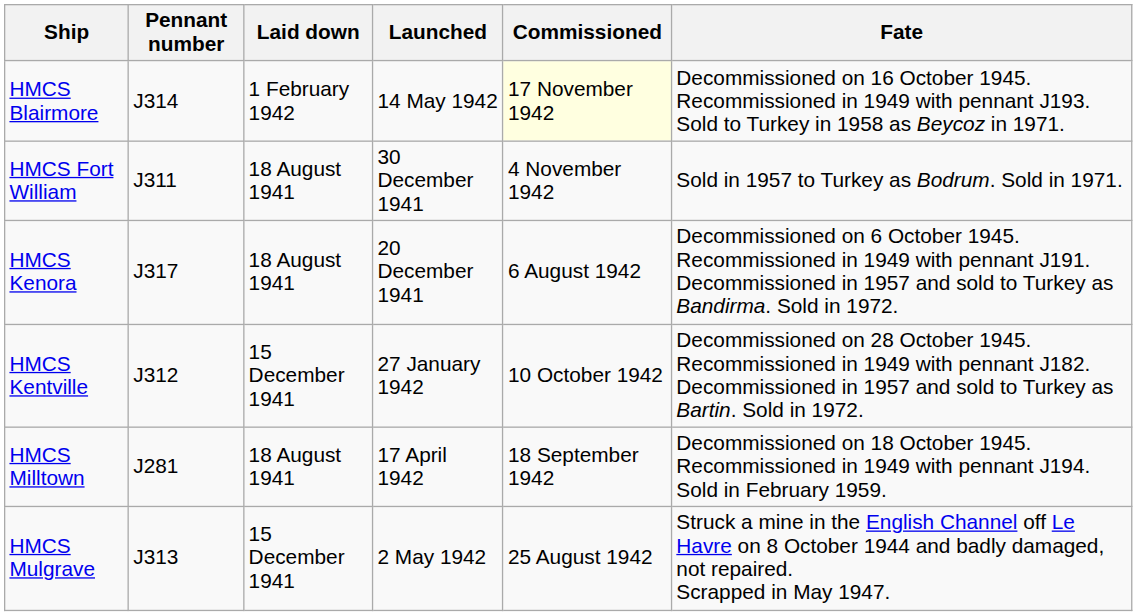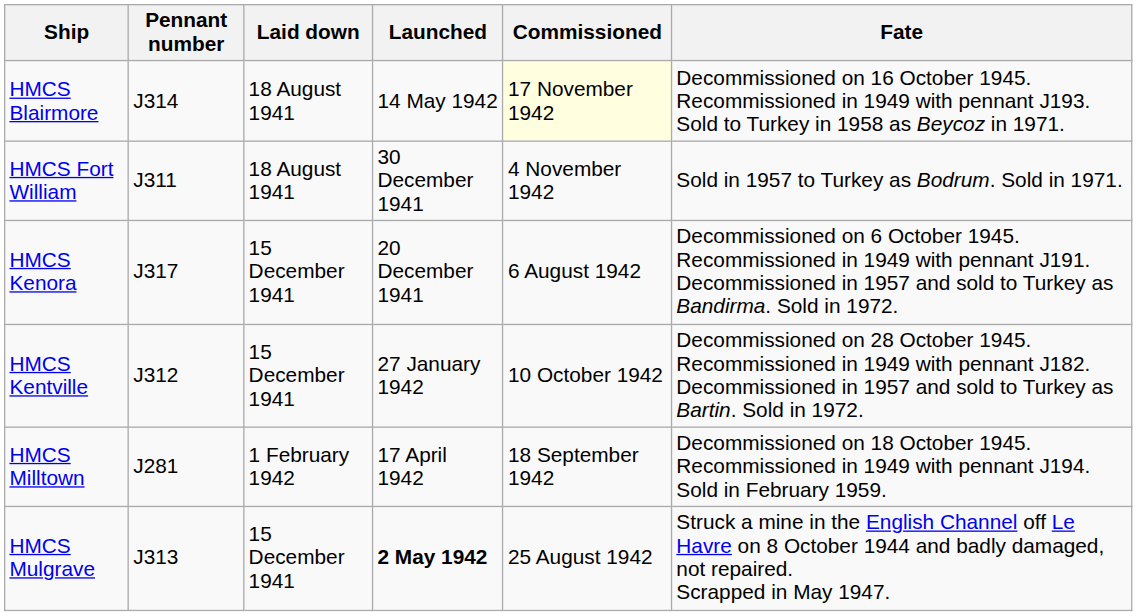(299, 100) 1 February 1942 -> (295, 100) 18 August 1941
(295, 272) 18 August 1941 -> (297, 272) 15 December 1941
(295, 466) 18 August 1941 -> (299, 466) 1 February 1942
(432, 558) normal -> (432, 558) bold
